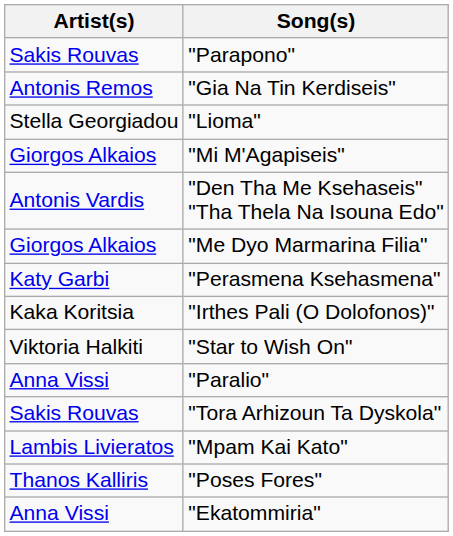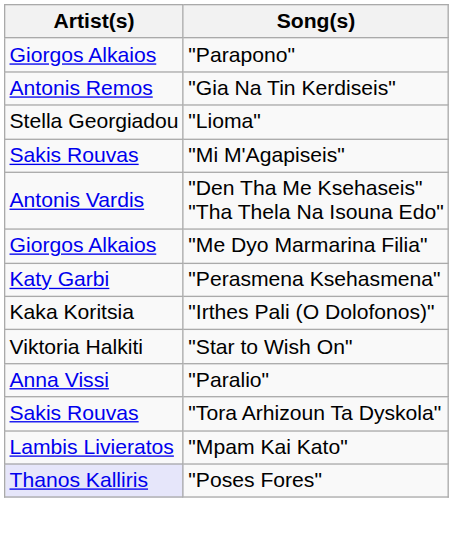(74, 54) Sakis Rouvas -> (83, 54) Giorgos Alkaios
(83, 155) Giorgos Alkaios -> (74, 155) Sakis Rouvas
(79, 480) no background -> (79, 480) lavender background
- row: (255, 513)
